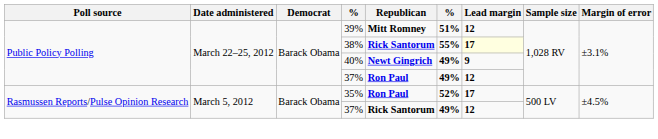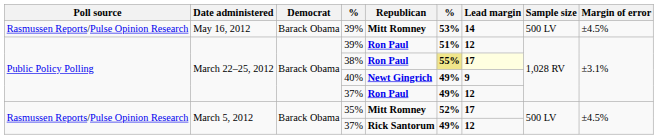+ row: (222, 28)
(397, 28) Mitt Romney -> (388, 45) Ron Paul
(401, 45) Rick Santorum -> (388, 61) Ron Paul
(450, 45) no background -> (450, 61) khaki background
(388, 93) Ron Paul -> (397, 110) Mitt Romney
